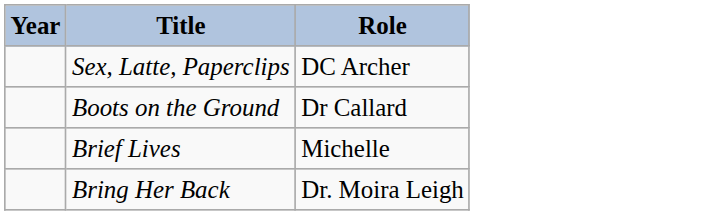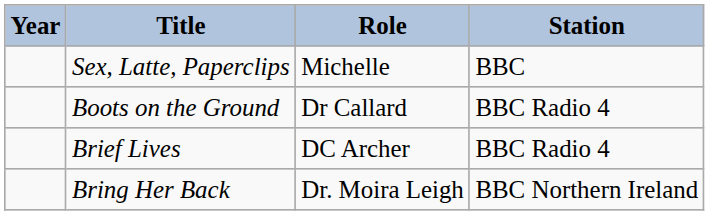+ column: (587, 25)
(356, 66) DC Archer -> (346, 66) Michelle
(346, 148) Michelle -> (356, 148) DC Archer
